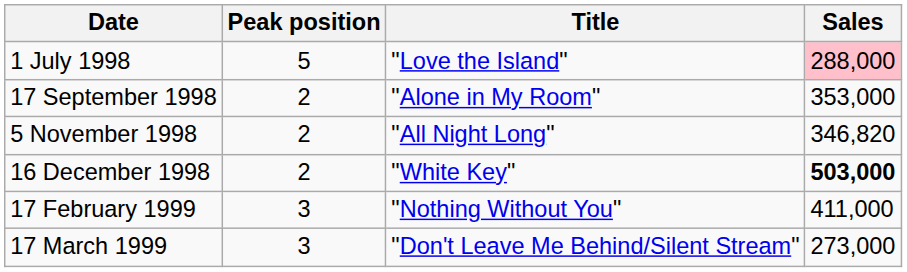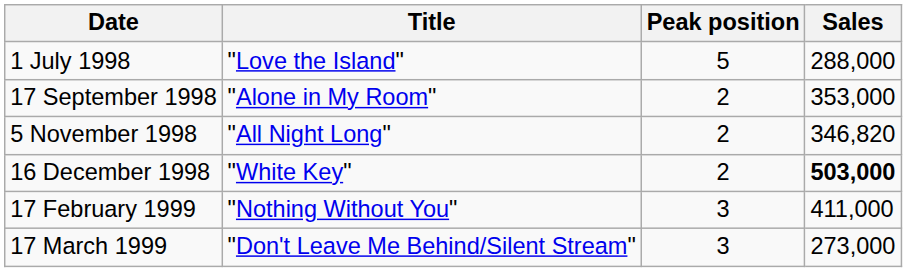columns swapped: (595, 23) <-> (304, 23)
(853, 60) pink background -> (853, 60) no background
